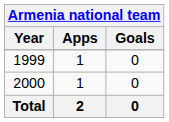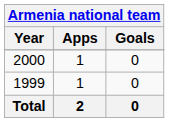rows swapped: (29, 60) <-> (29, 83)
